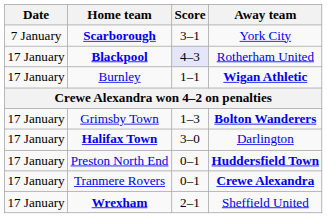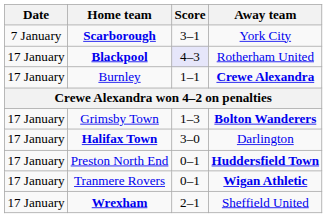(265, 77) Wigan Athletic -> (265, 77) Crewe Alexandra
(265, 181) Crewe Alexandra -> (265, 181) Wigan Athletic
